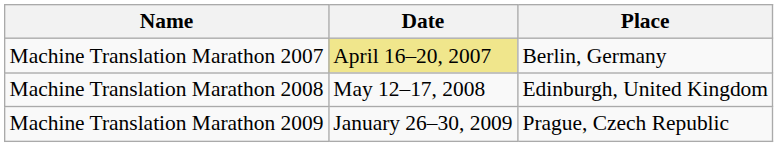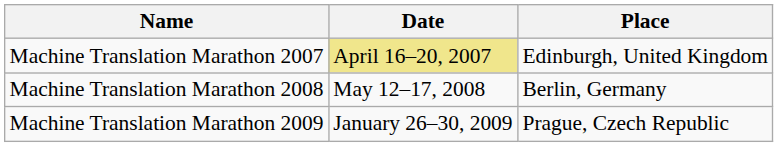(595, 55) Berlin, Germany -> (645, 55) Edinburgh, United Kingdom
(645, 89) Edinburgh, United Kingdom -> (595, 89) Berlin, Germany
